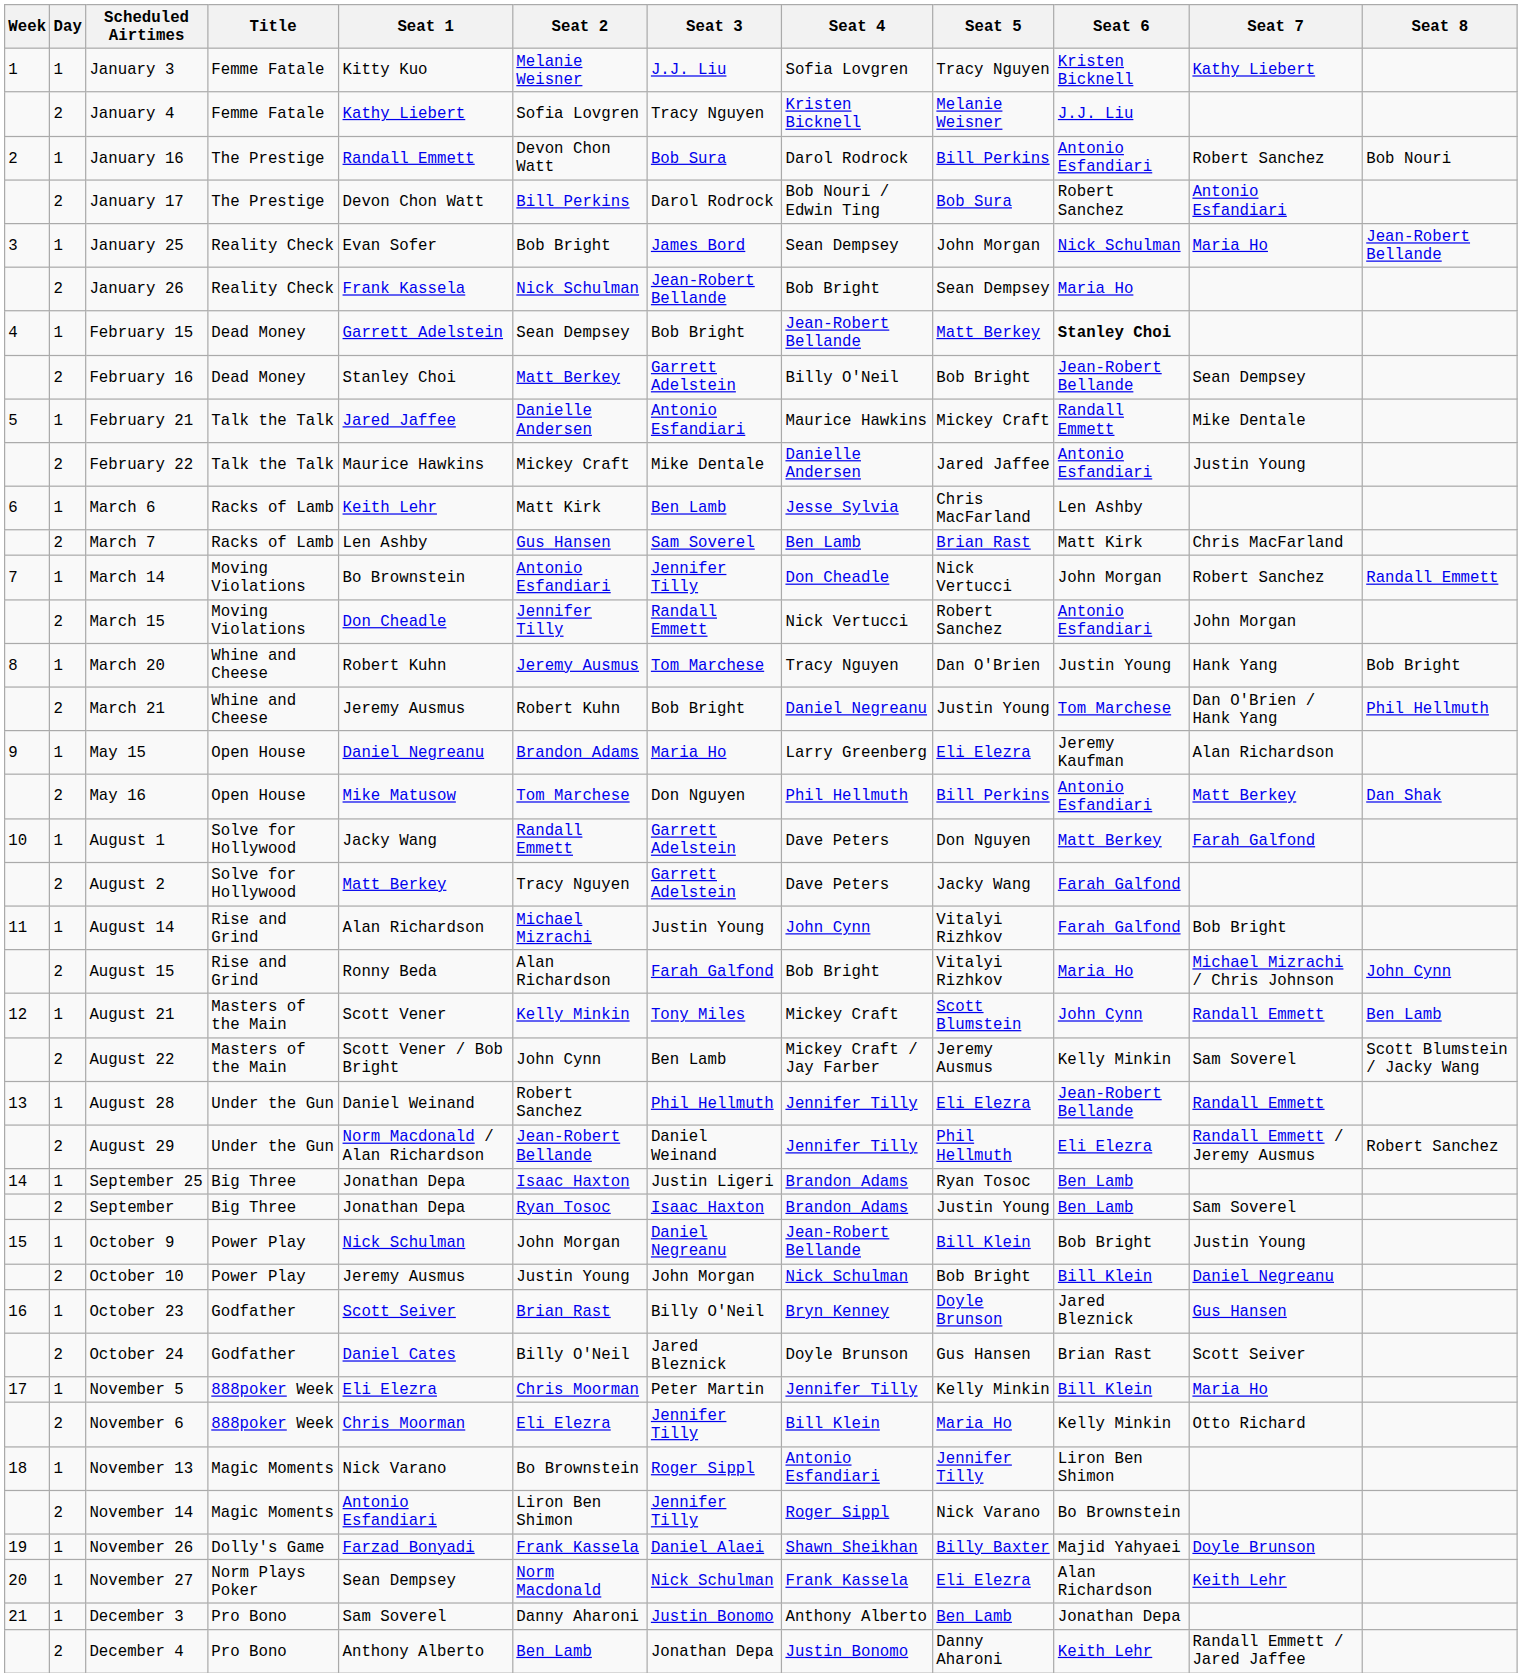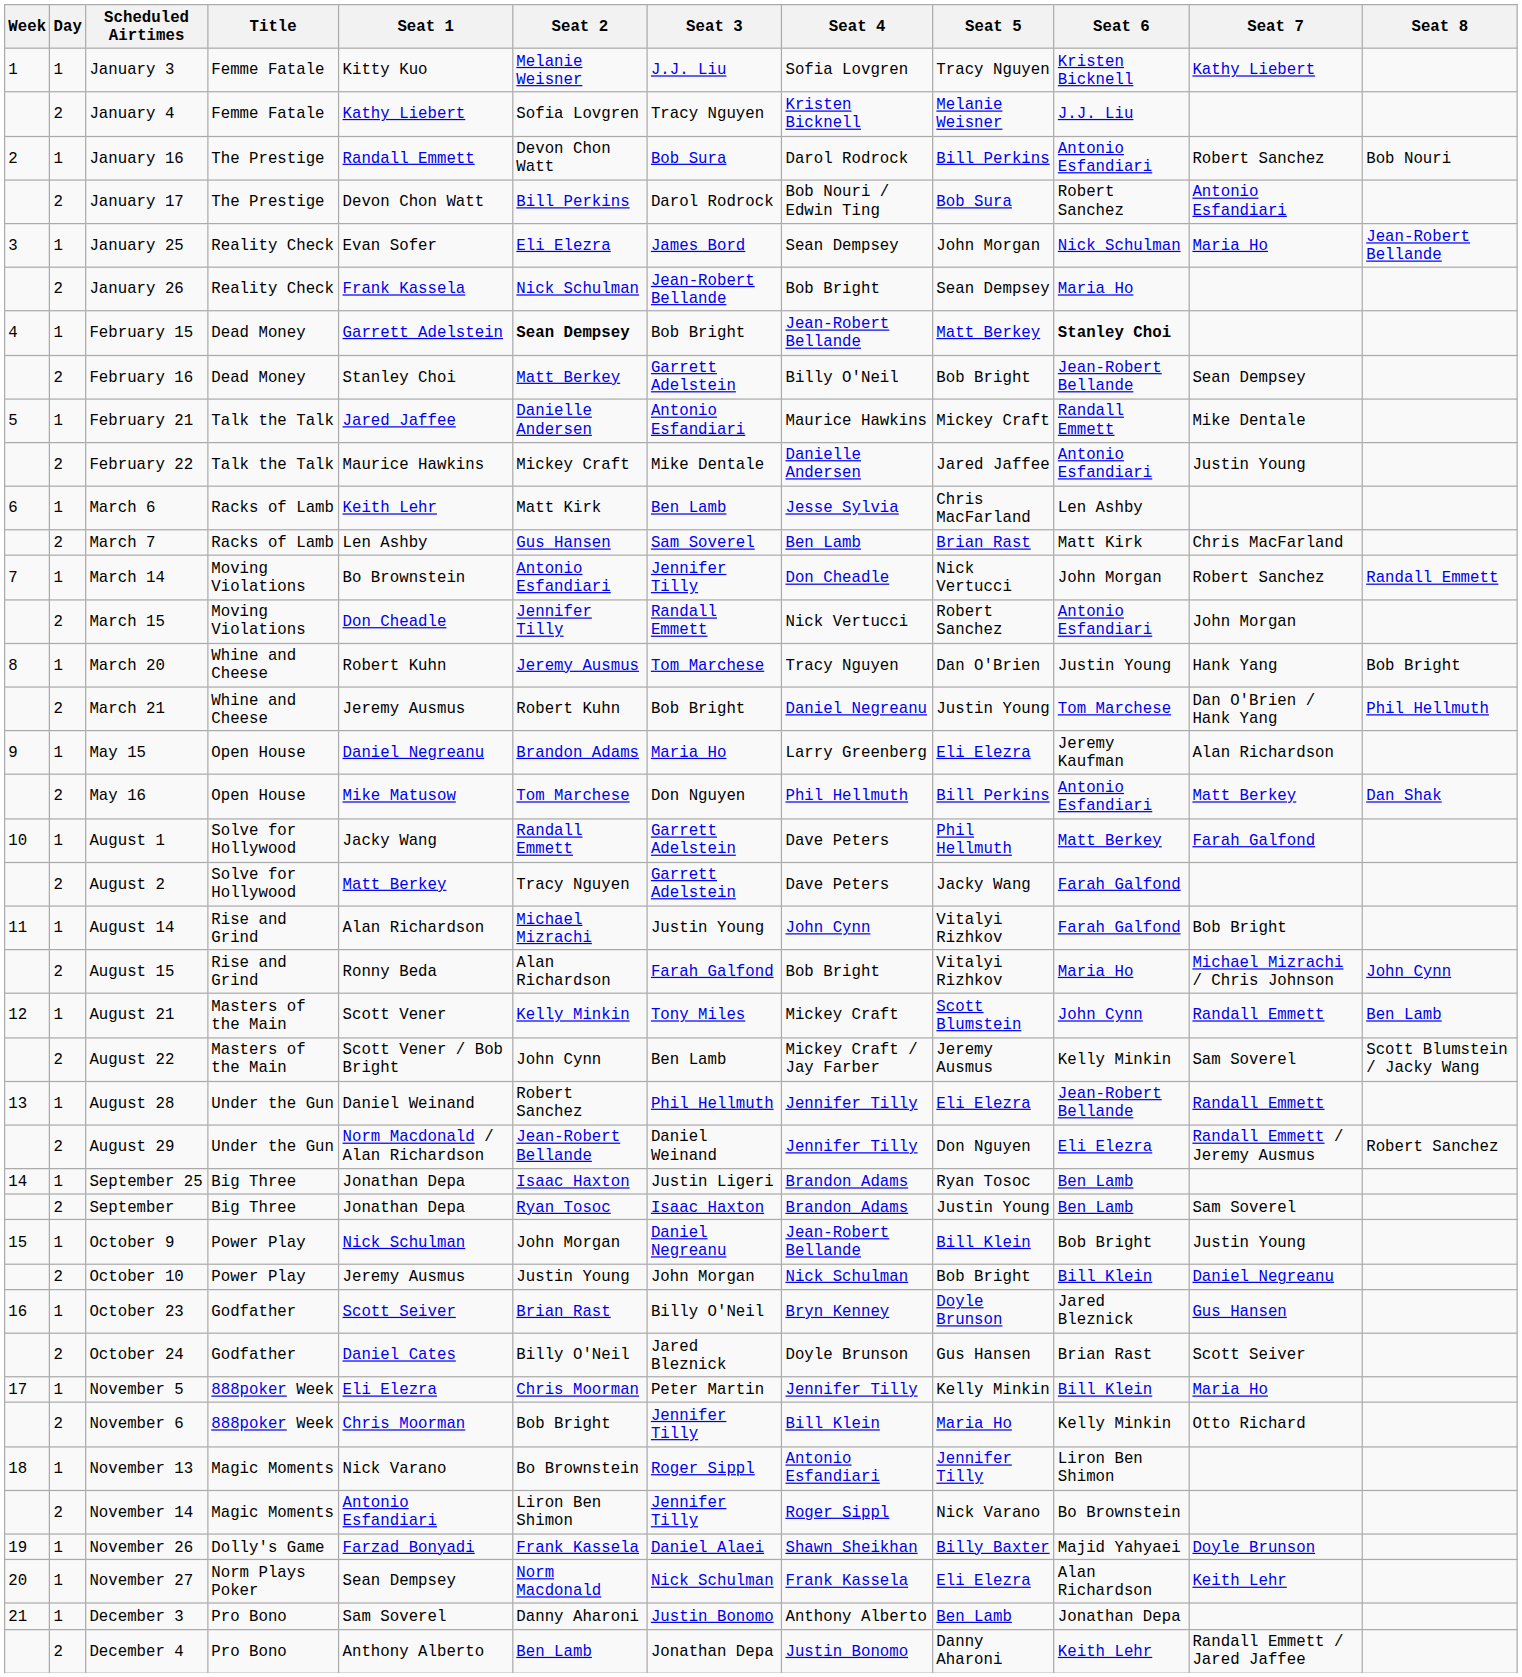(564, 245) Bob Bright -> (564, 245) Eli Elezra
(573, 333) normal -> (573, 333) bold
(984, 840) Don Nguyen -> (974, 840) Phil Hellmuth
(974, 1147) Phil Hellmuth -> (984, 1147) Don Nguyen
(564, 1425) Eli Elezra -> (564, 1425) Bob Bright
